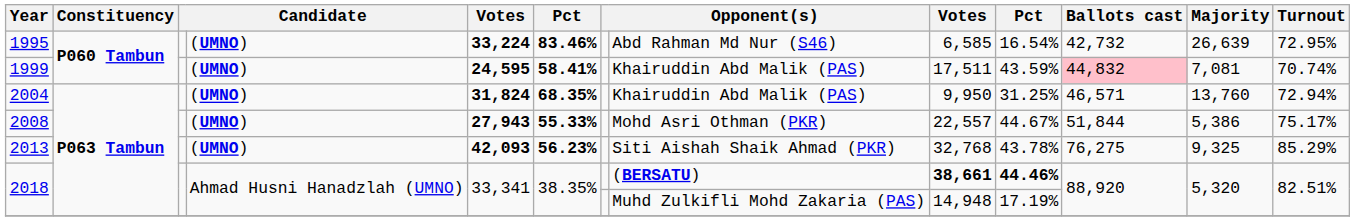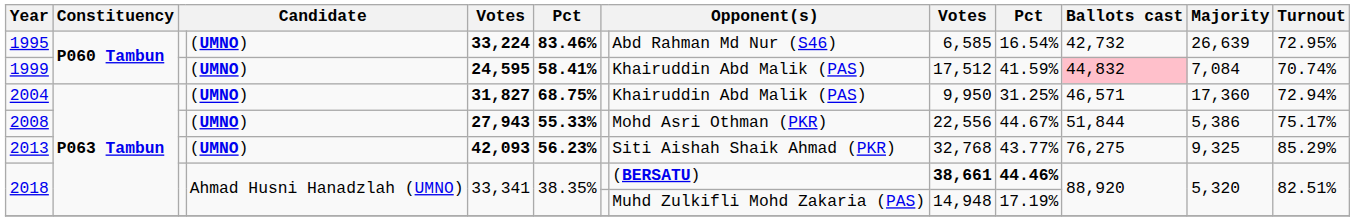(962, 70) 17,511 -> (962, 70) 17,512
(1029, 70) 43.59% -> (1029, 70) 41.59%
(1216, 70) 7,081 -> (1216, 70) 7,084
(501, 97) 31,824 -> (501, 97) 31,827
(567, 97) 68.35% -> (567, 97) 68.75%
(1221, 97) 13,760 -> (1221, 97) 17,360
(962, 123) 22,557 -> (962, 123) 22,556
(1029, 149) 43.78% -> (1029, 149) 43.77%
